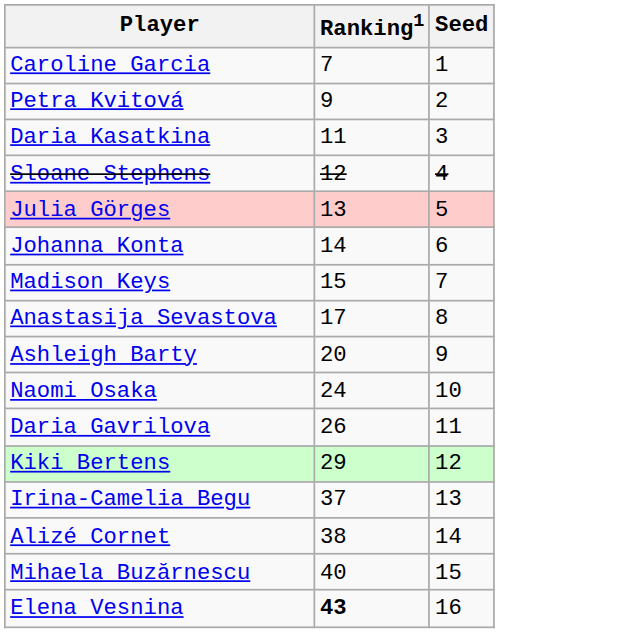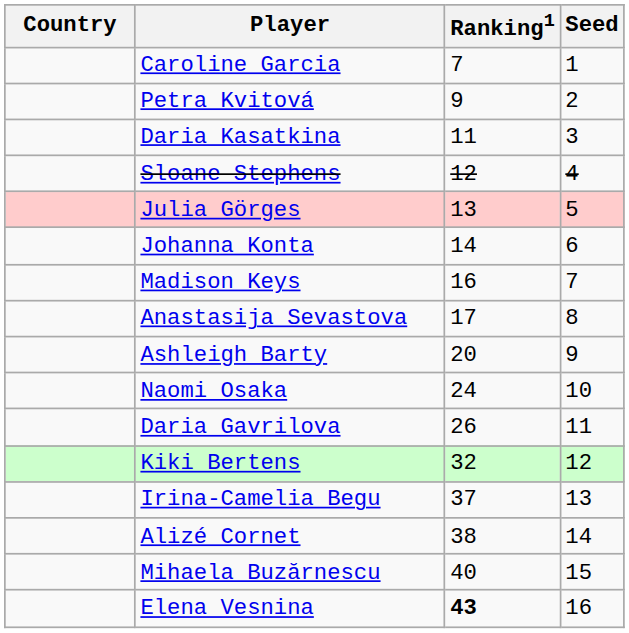+ column: (70, 26)
(333, 282) 15 -> (464, 282) 16
(333, 463) 29 -> (464, 463) 32
